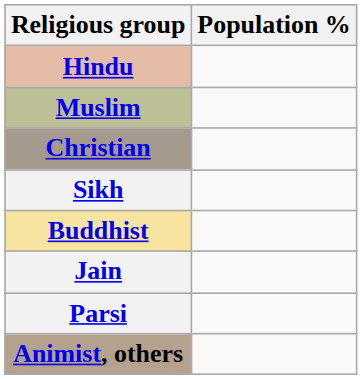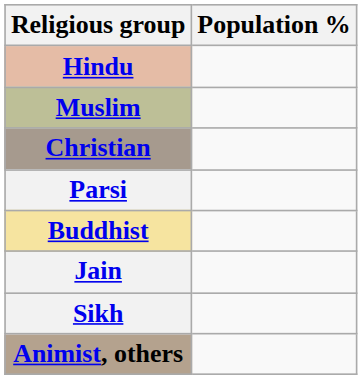rows swapped: (98, 189) <-> (98, 312)
